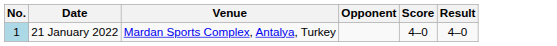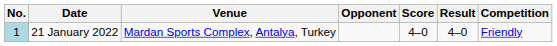+ column: (515, 13)
